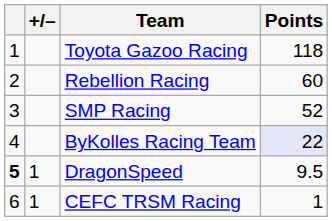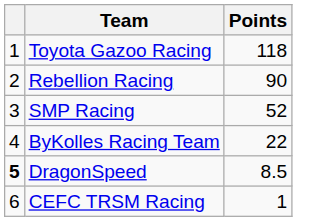- column: (42, 20)
(313, 81) 60 -> (276, 81) 90
(313, 141) lavender background -> (276, 141) no background
(310, 172) 9.5 -> (274, 172) 8.5
